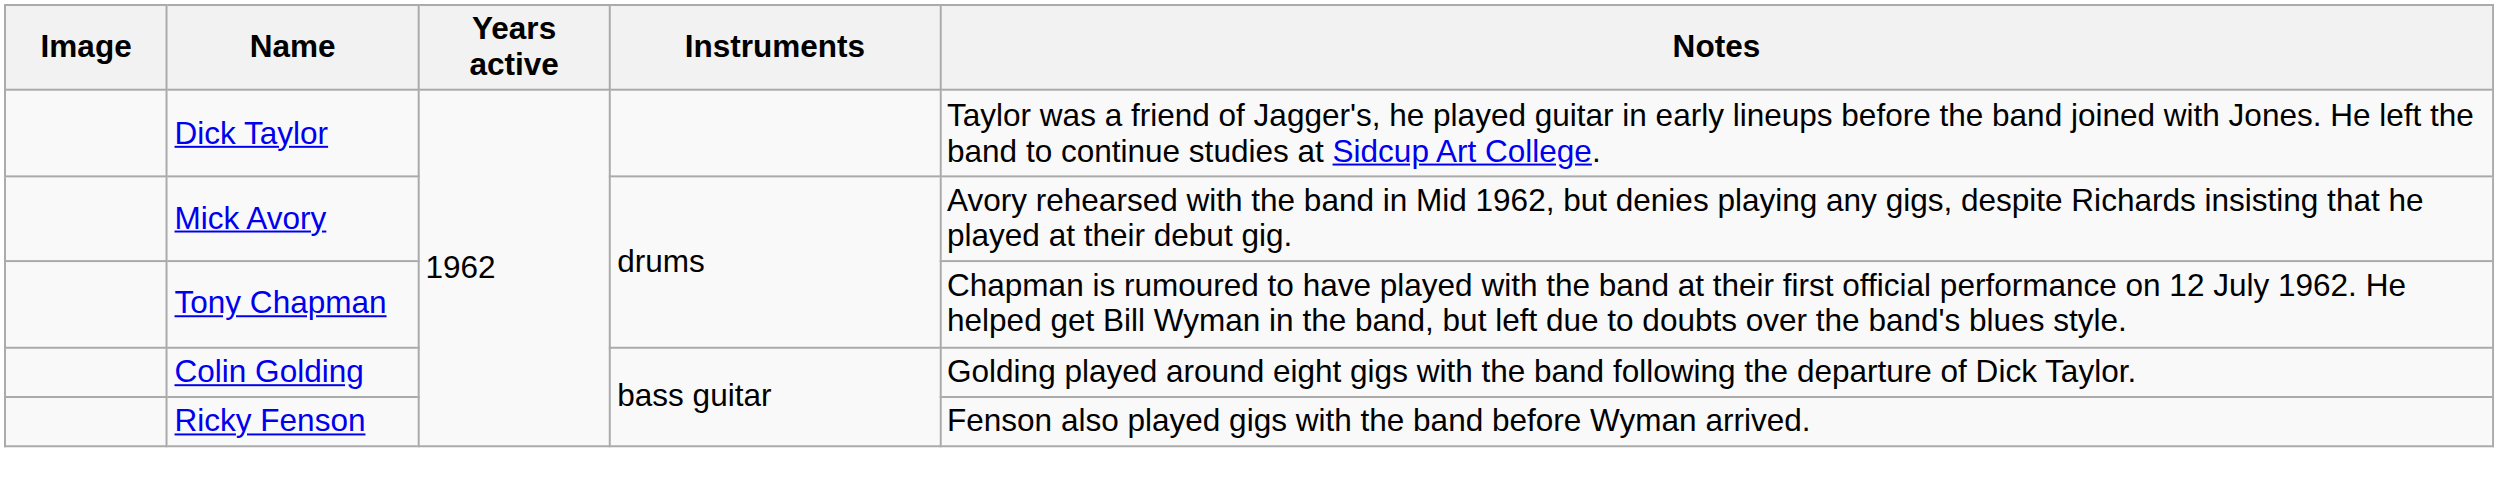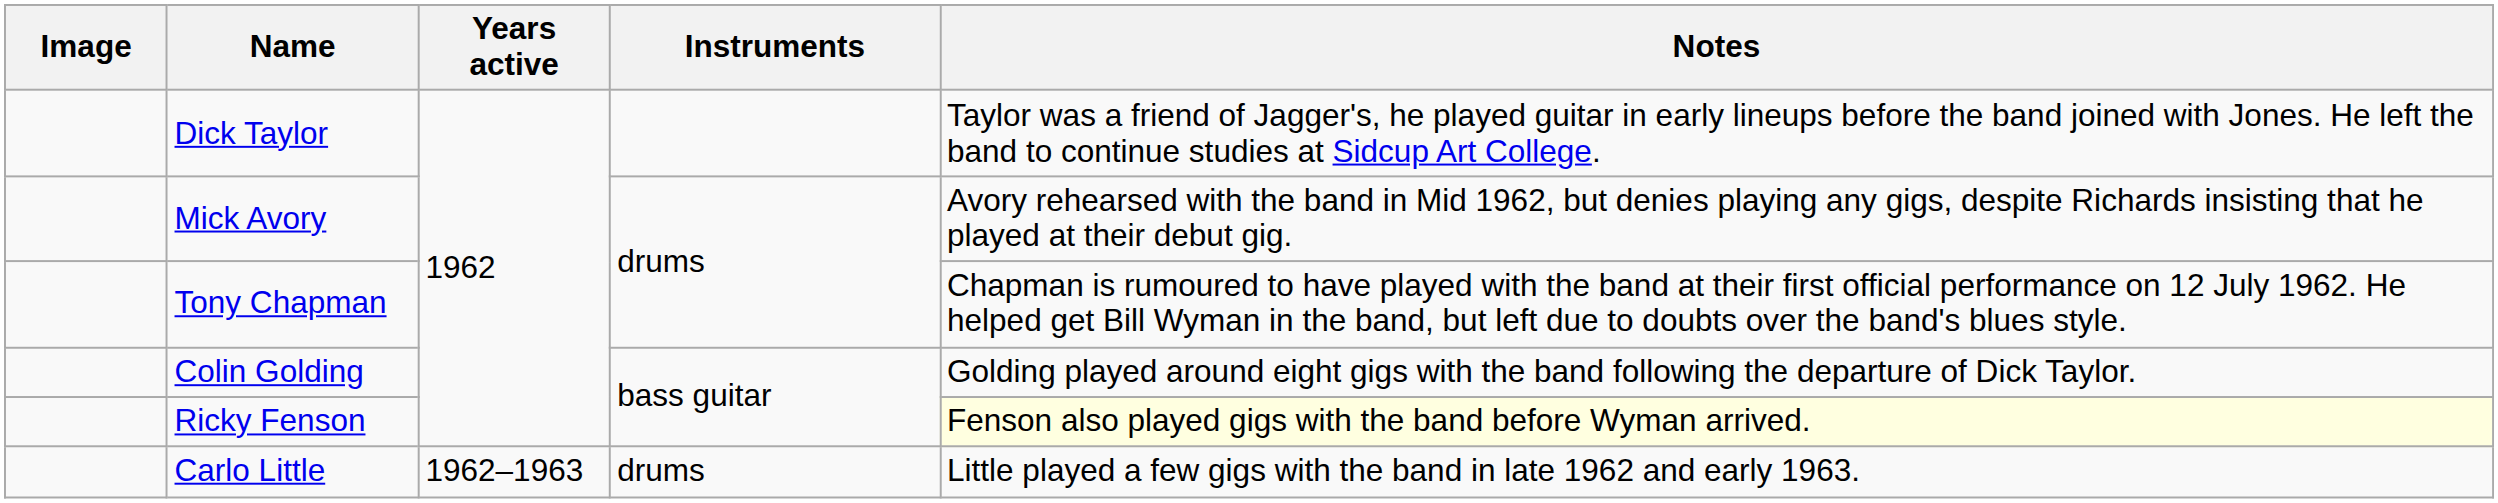(1379, 421) no background -> (1379, 421) lightyellow background
+ row: (250, 471)
